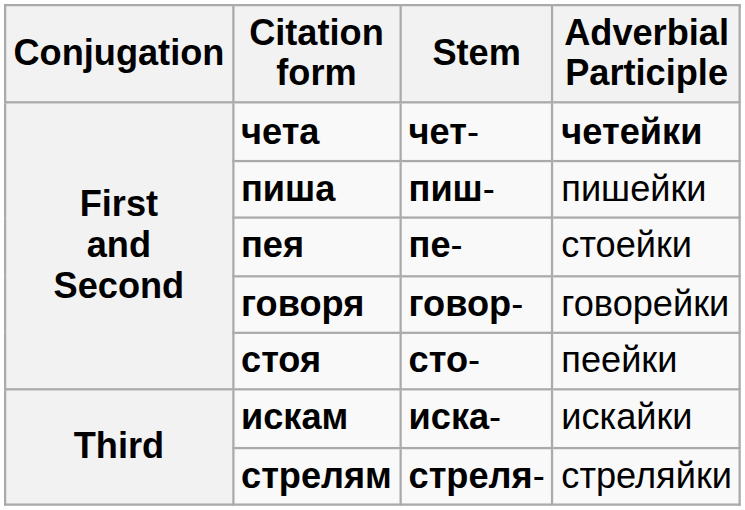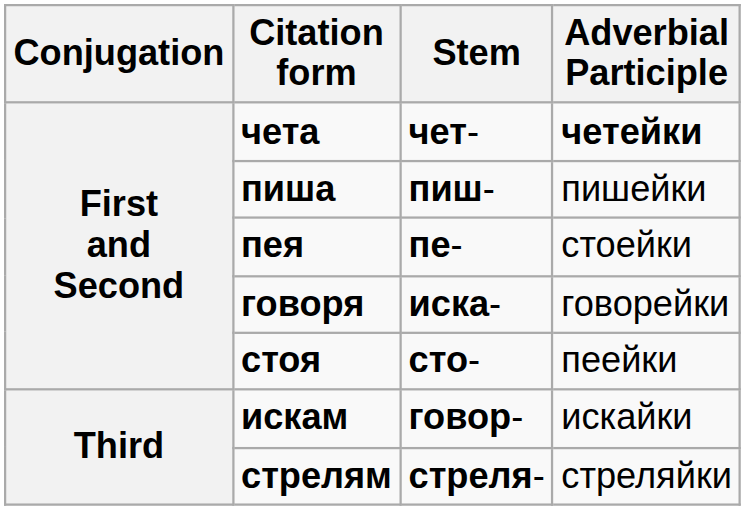(466, 303) говор- -> (455, 303) иска-
(455, 417) иска- -> (466, 417) говор-
